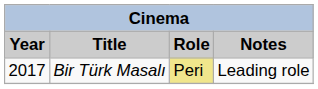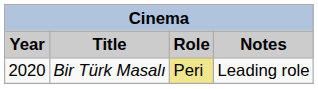(27, 71) 2017 -> (27, 71) 2020
